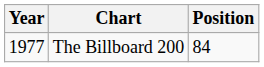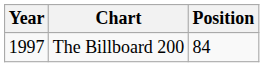(27, 47) 1977 -> (27, 47) 1997
